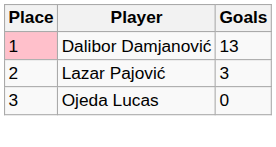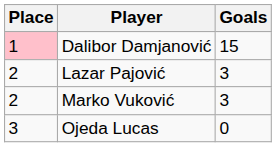(229, 45) 13 -> (229, 45) 15
+ row: (118, 100)
